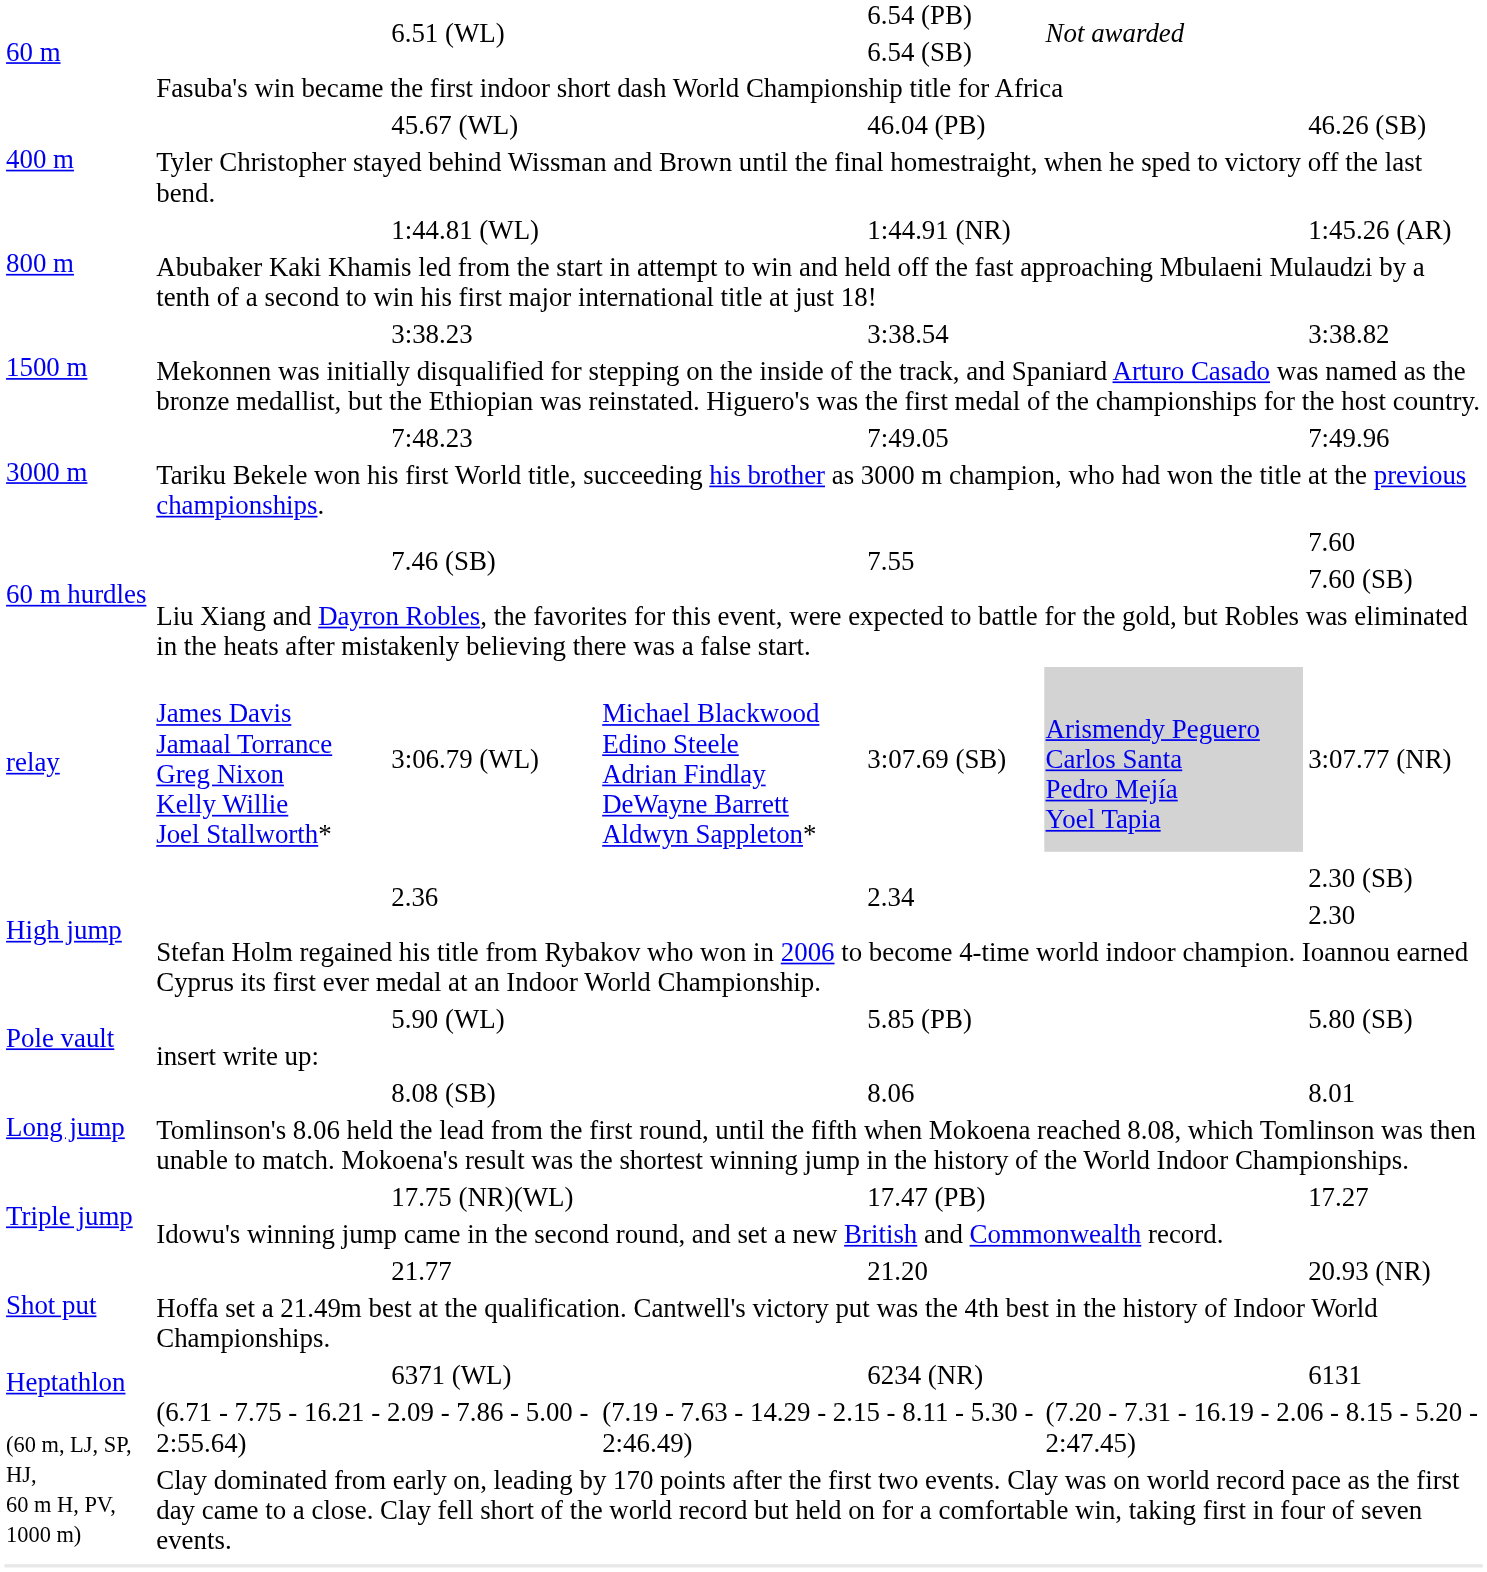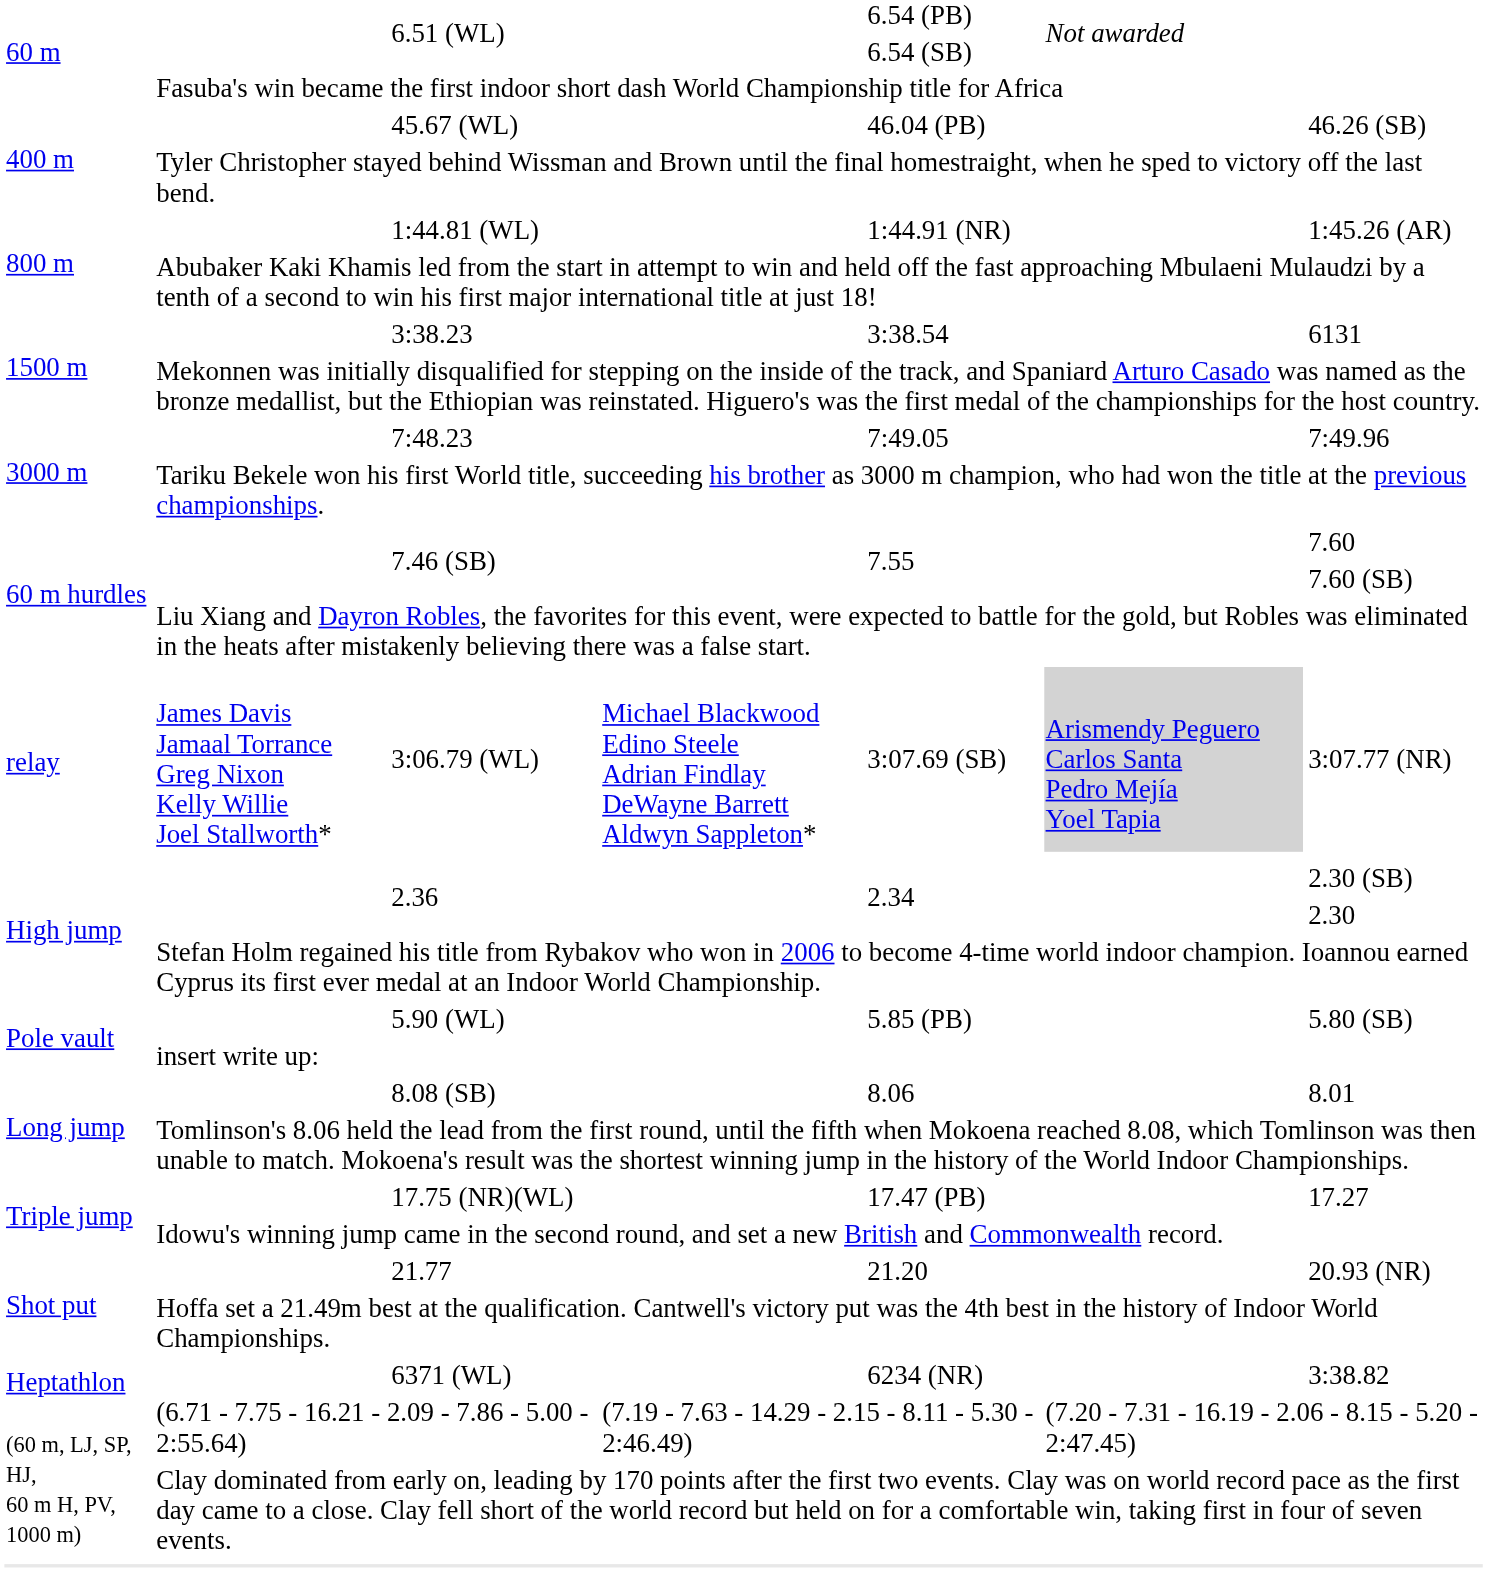(1349, 334) 3:38.82 -> (1335, 334) 6131
(1335, 1375) 6131 -> (1349, 1375) 3:38.82
